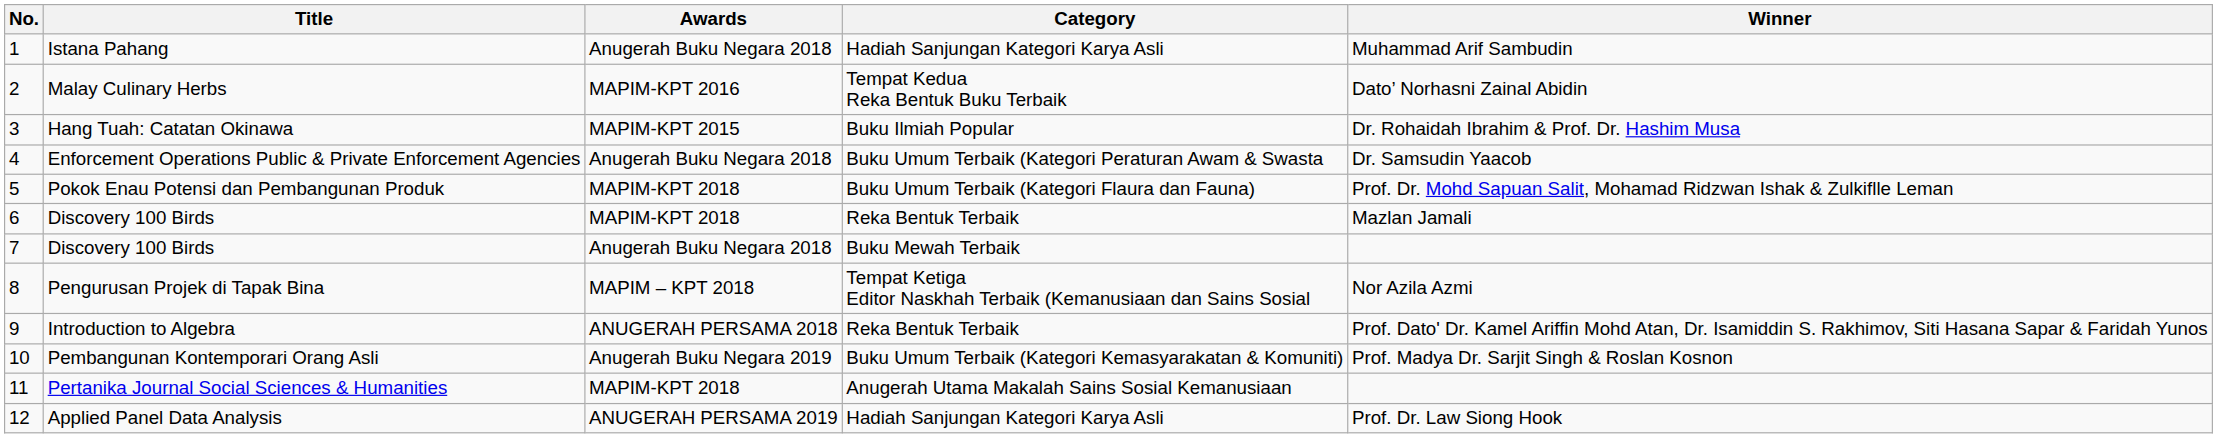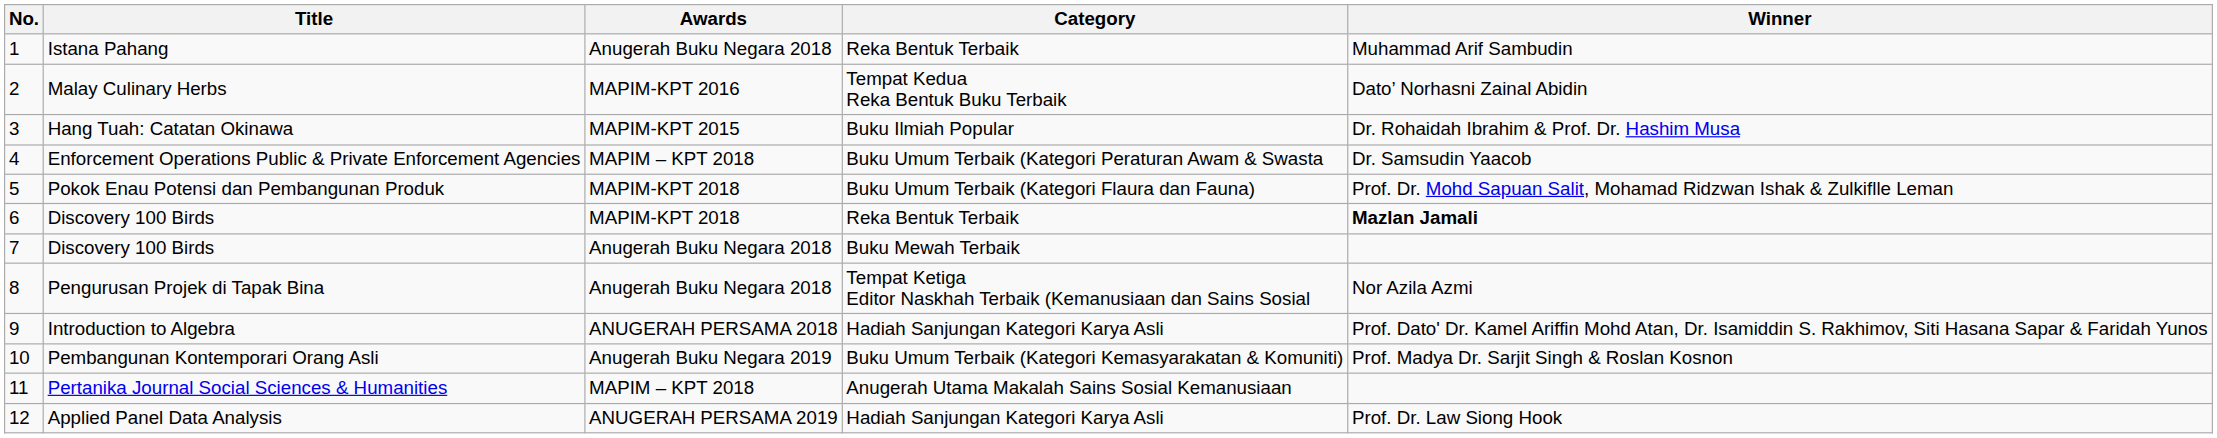(1005, 49) Hadiah Sanjungan Kategori Karya Asli -> (933, 49) Reka Bentuk Terbaik
(710, 159) Anugerah Buku Negara 2018 -> (672, 159) MAPIM – KPT 2018
(1412, 218) normal -> (1415, 218) bold
(672, 288) MAPIM – KPT 2018 -> (710, 288) Anugerah Buku Negara 2018
(933, 328) Reka Bentuk Terbaik -> (1005, 328) Hadiah Sanjungan Kategori Karya Asli
(664, 388) MAPIM-KPT 2018 -> (672, 388) MAPIM – KPT 2018
